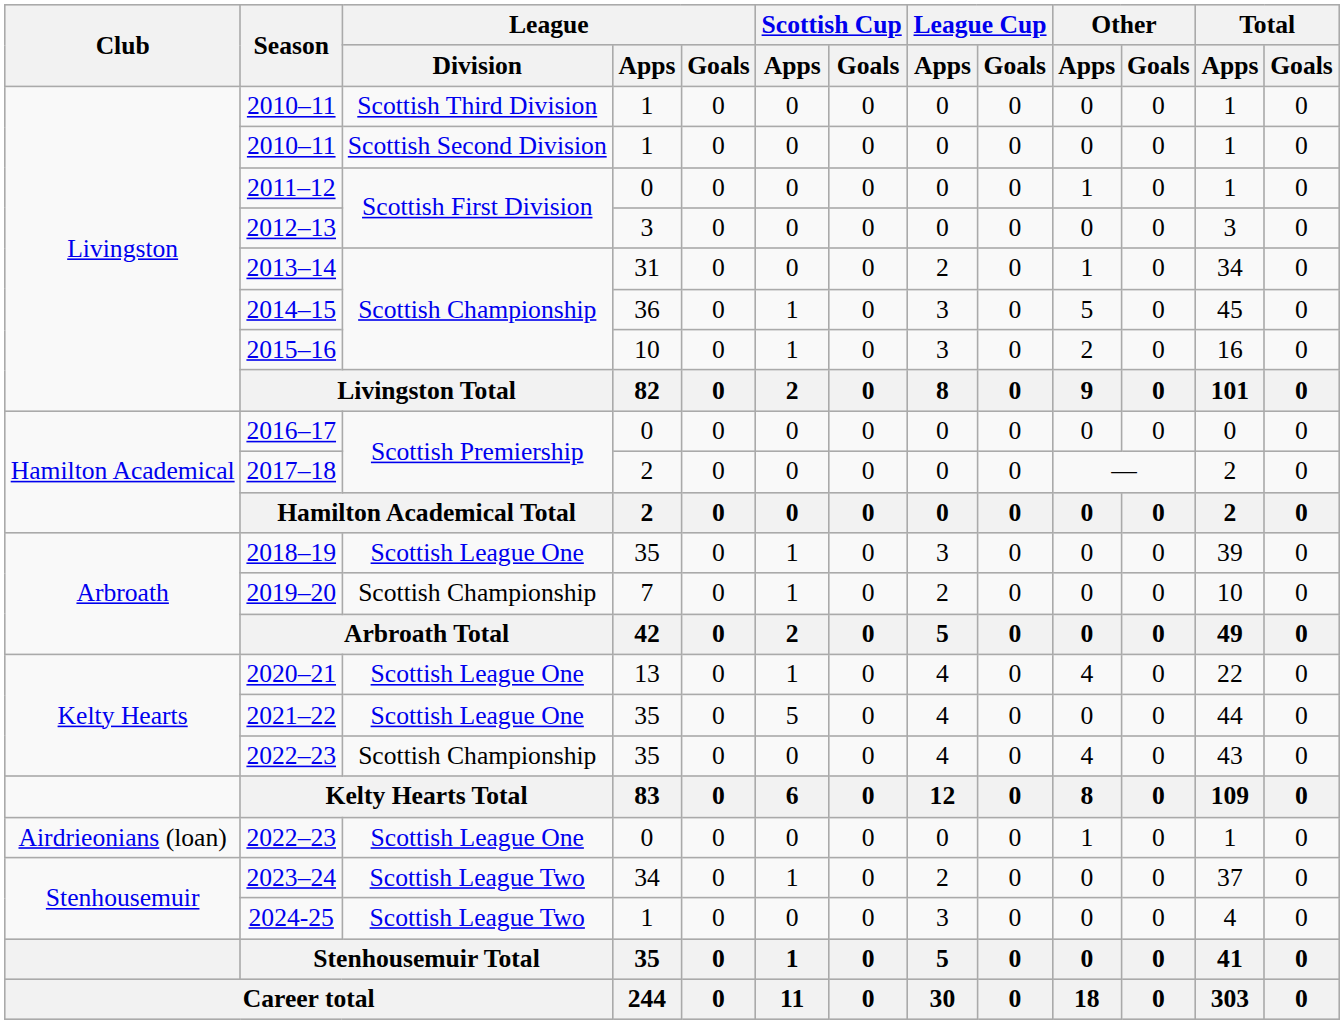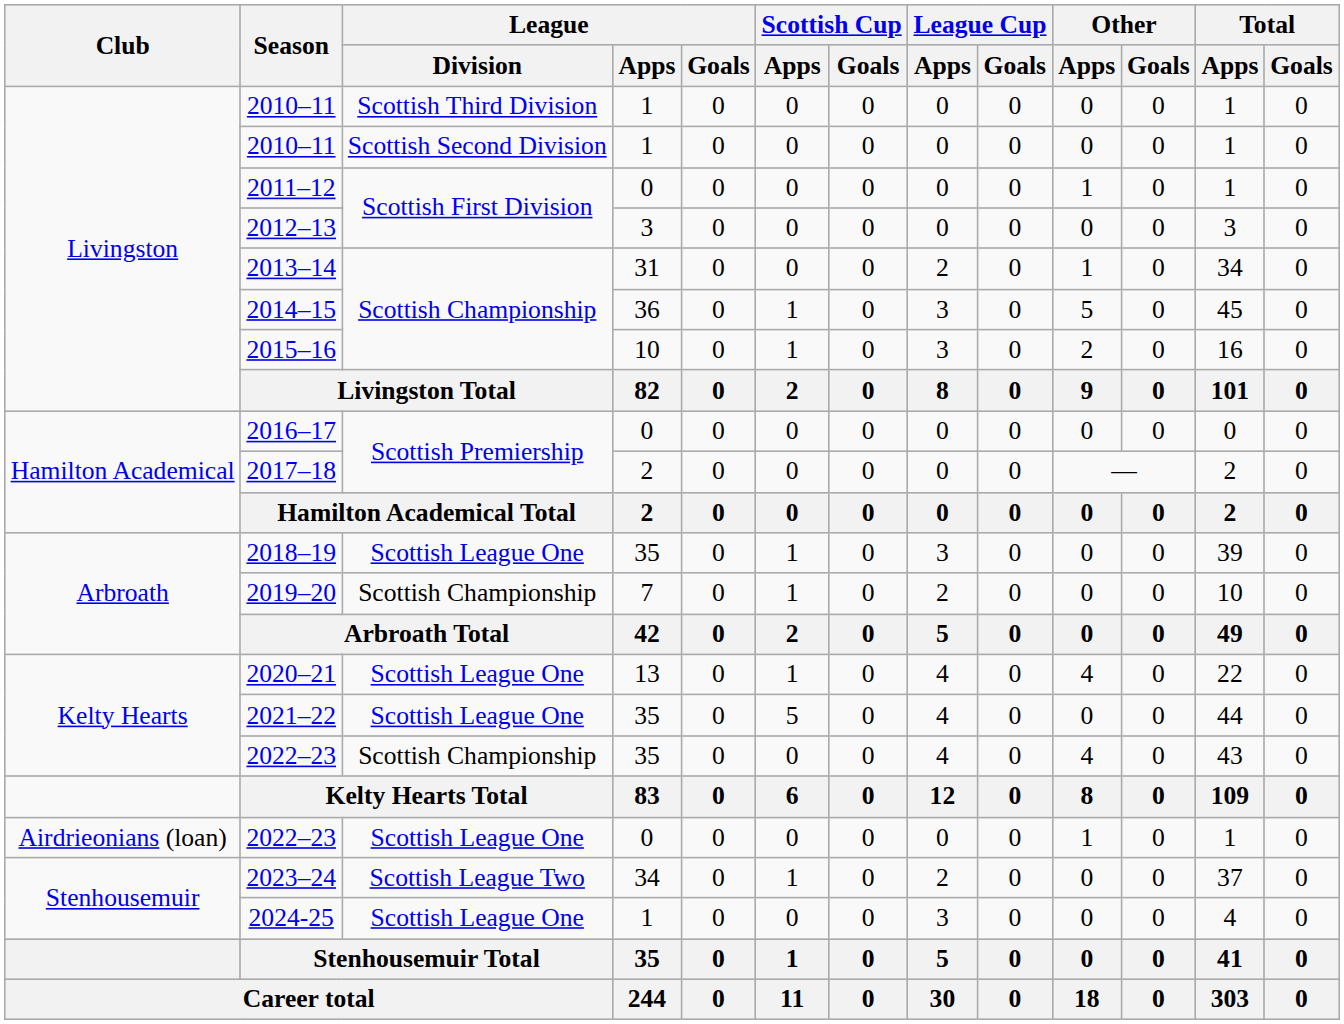(477, 918) Scottish League Two -> (477, 918) Scottish League One
